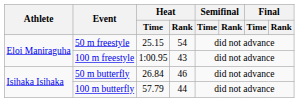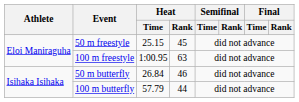(182, 43) 54 -> (182, 43) 45
(182, 58) 43 -> (182, 58) 63
